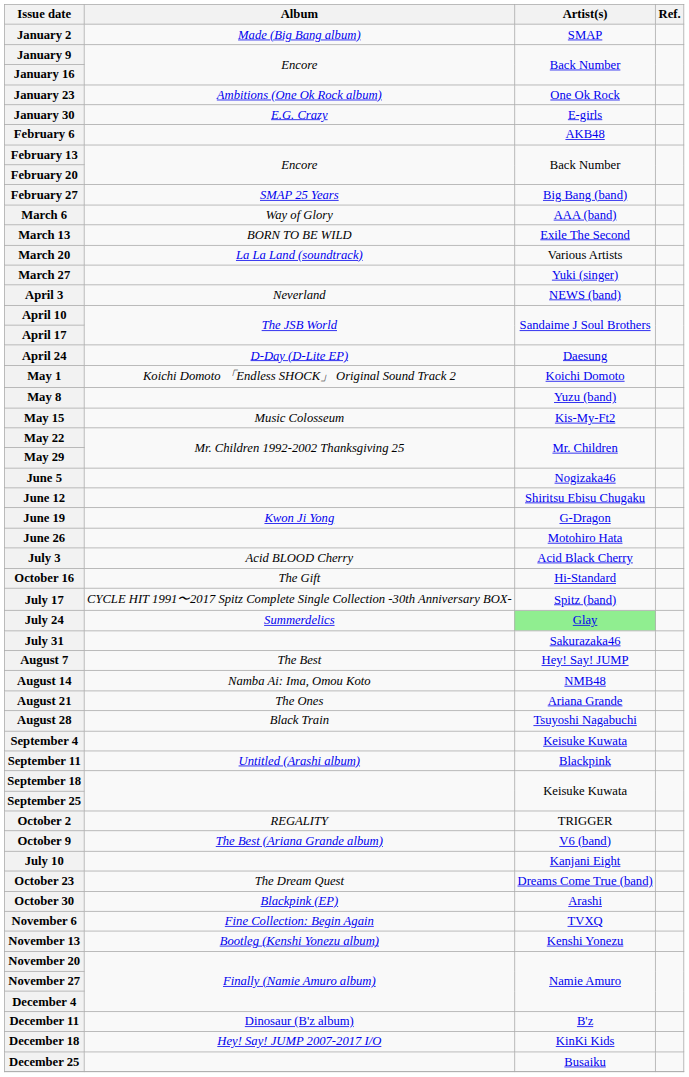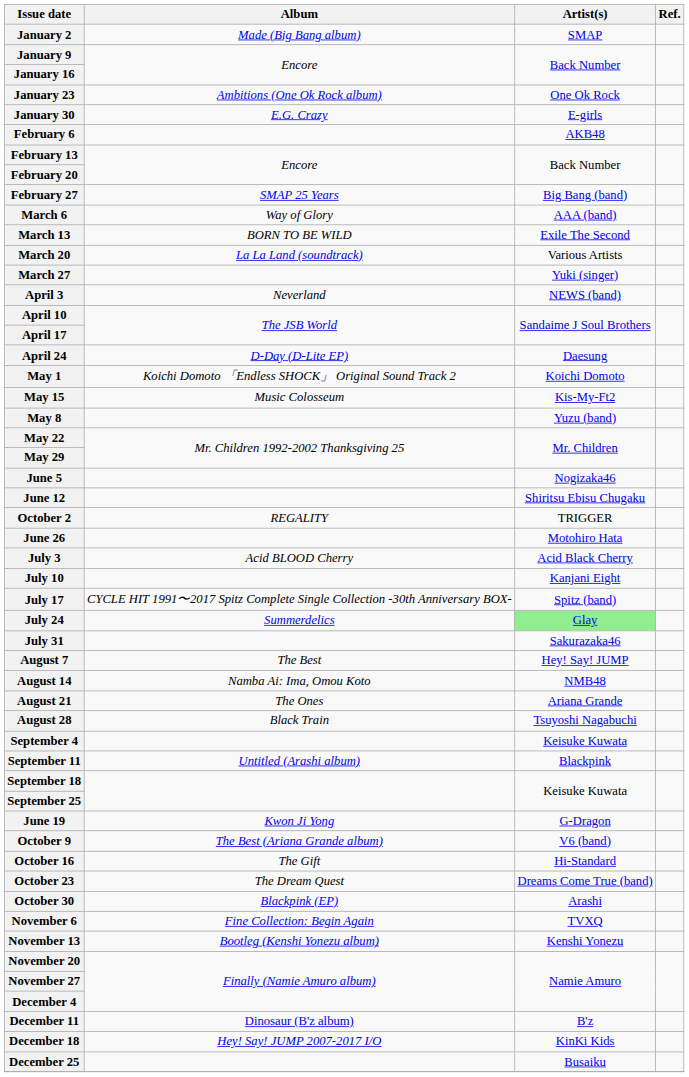rows swapped: (44, 397) <-> (44, 417)
rows swapped: (44, 518) <-> (44, 821)
rows swapped: (44, 861) <-> (44, 578)
